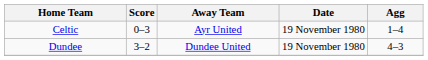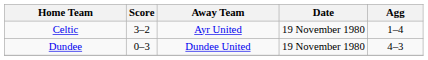(142, 30) 0–3 -> (142, 30) 3–2
(142, 47) 3–2 -> (142, 47) 0–3
